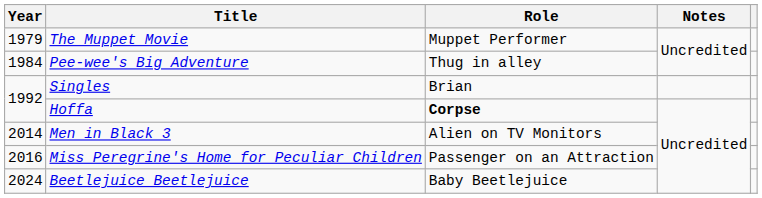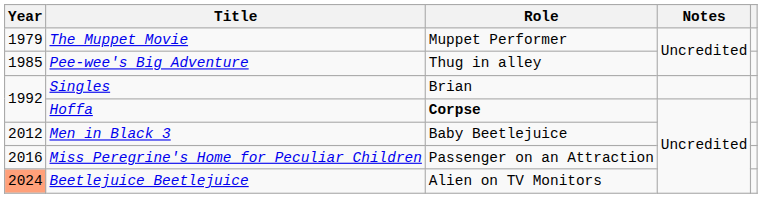(25, 63) 1984 -> (25, 63) 1985
(25, 134) 2014 -> (25, 134) 2012
(515, 134) Alien on TV Monitors -> (498, 134) Baby Beetlejuice
(25, 181) no background -> (25, 181) lightsalmon background
(498, 181) Baby Beetlejuice -> (515, 181) Alien on TV Monitors
